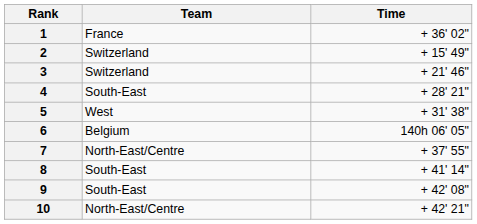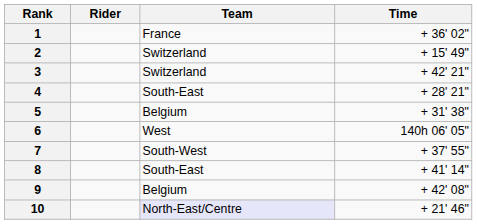+ column: (105, 14)
(445, 72) + 21' 46" -> (445, 72) + 42' 21"
(99, 111) West -> (165, 111) Belgium
(107, 131) Belgium -> (156, 131) West
(135, 151) North-East/Centre -> (175, 151) South-West
(116, 190) South-East -> (165, 190) Belgium
(135, 209) no background -> (192, 209) lavender background
(445, 209) + 42' 21" -> (445, 209) + 21' 46"
